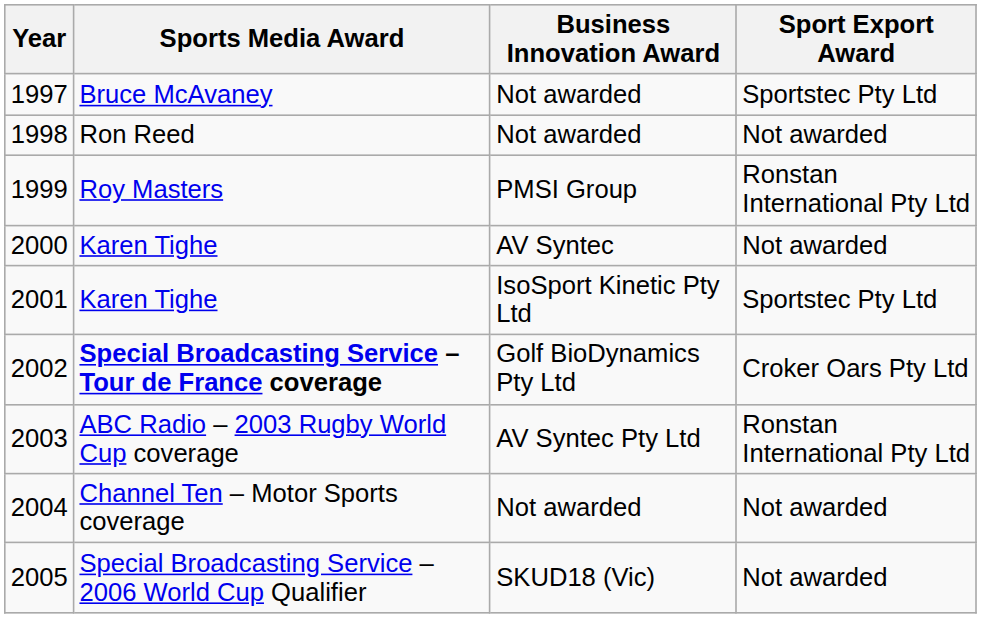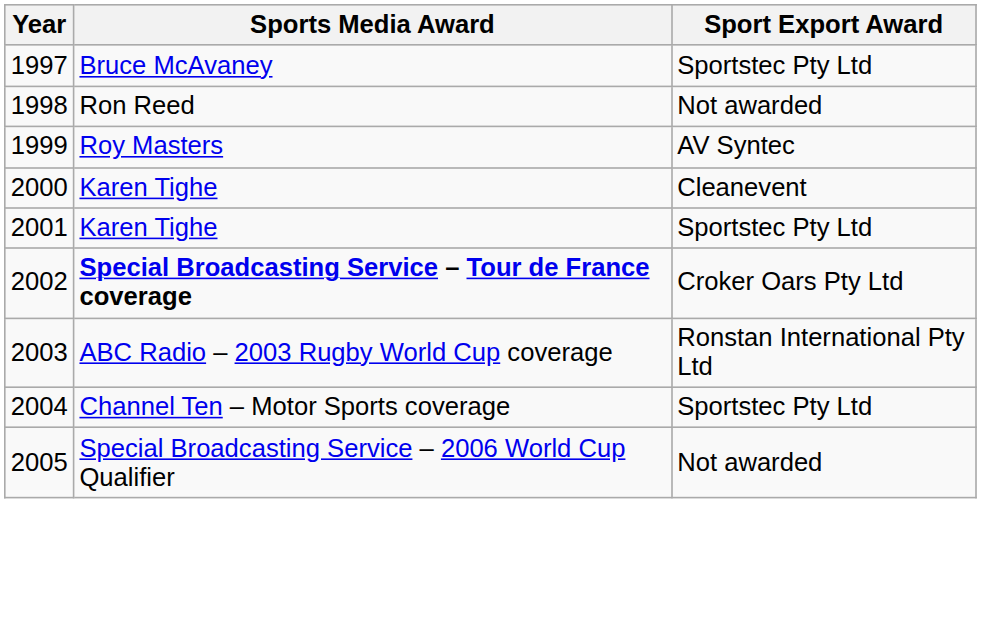- column: (613, 39)
(856, 189) Ronstan International Pty Ltd -> (736, 146) AV Syntec
(815, 244) Not awarded -> (742, 187) Cleanevent
(815, 508) Not awarded -> (775, 407) Sportstec Pty Ltd
